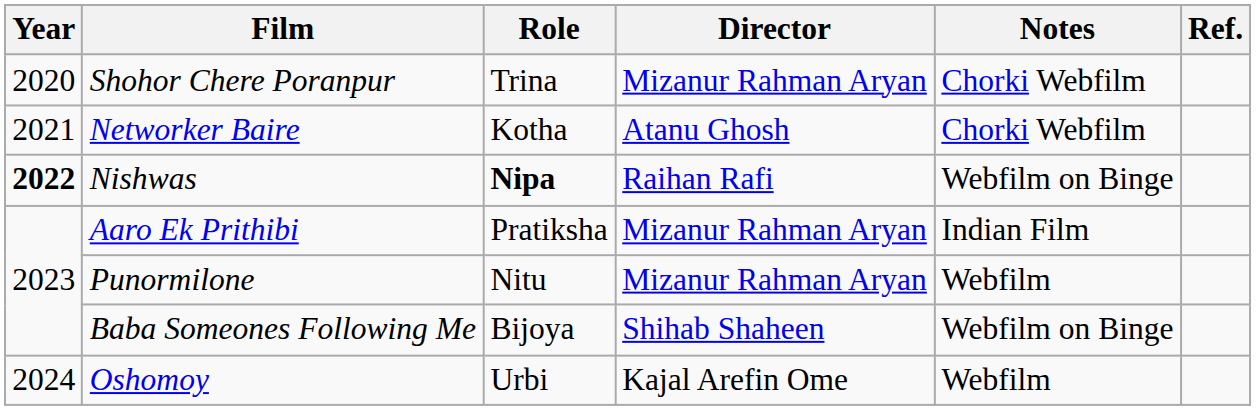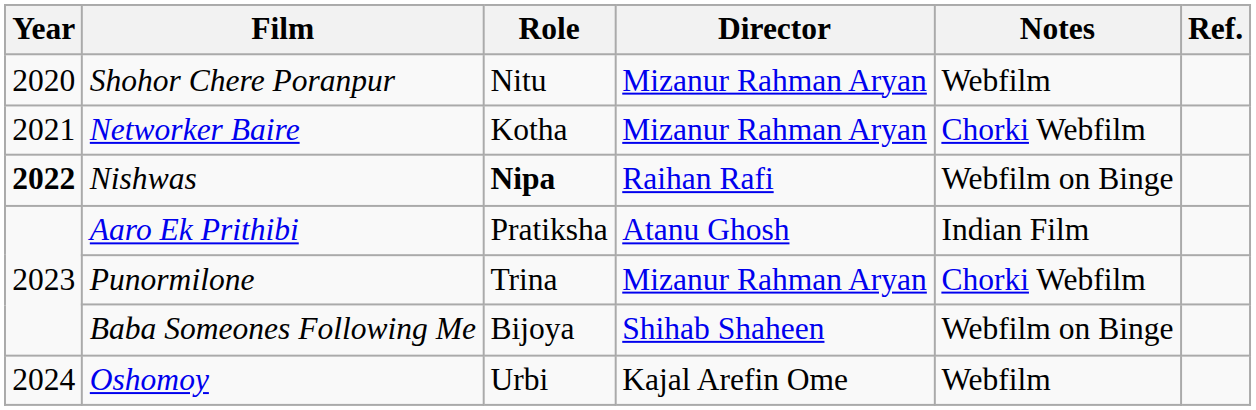(524, 79) Trina -> (518, 79) Nitu
(1044, 79) Chorki Webfilm -> (996, 79) Webfilm
(706, 129) Atanu Ghosh -> (775, 129) Mizanur Rahman Aryan
(775, 229) Mizanur Rahman Aryan -> (706, 229) Atanu Ghosh
(518, 279) Nitu -> (524, 279) Trina
(996, 279) Webfilm -> (1044, 279) Chorki Webfilm
